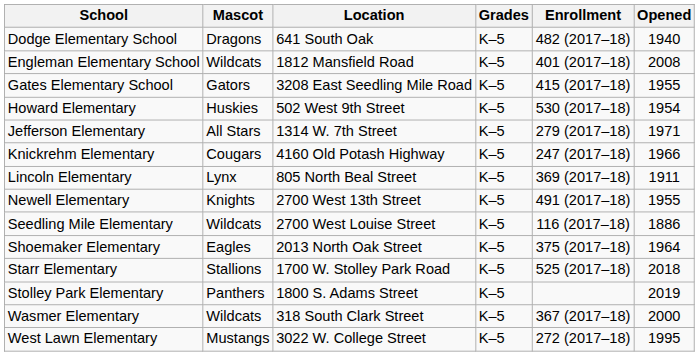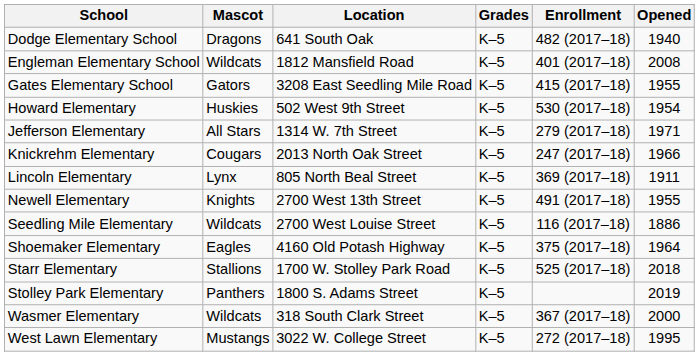(360, 154) 4160 Old Potash Highway -> (349, 154) 2013 North Oak Street
(349, 246) 2013 North Oak Street -> (360, 246) 4160 Old Potash Highway
